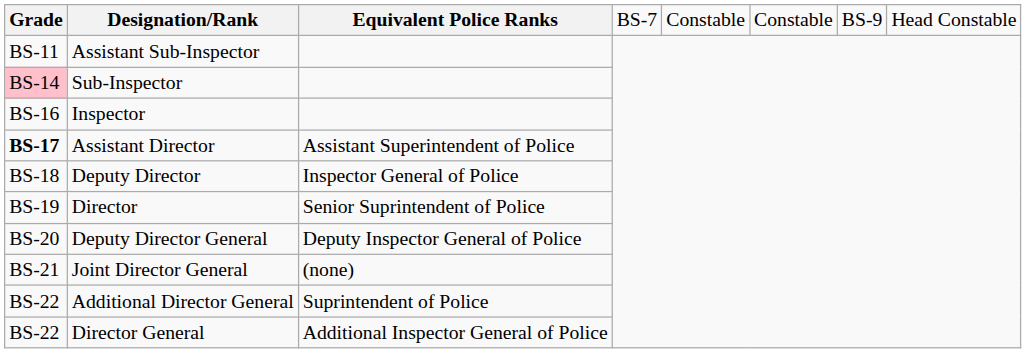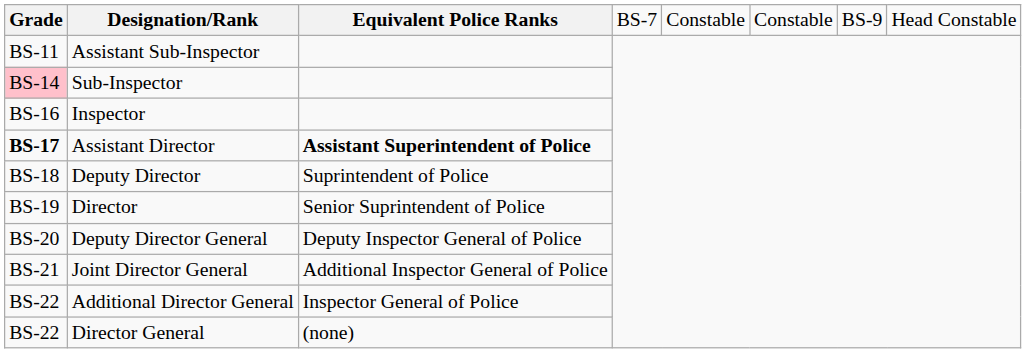(439, 144) normal -> (447, 144) bold
(411, 176) Inspector General of Police -> (396, 176) Suprintendent of Police
(328, 269) (none) -> (455, 269) Additional Inspector General of Police
(396, 301) Suprintendent of Police -> (411, 301) Inspector General of Police
(455, 332) Additional Inspector General of Police -> (328, 332) (none)
